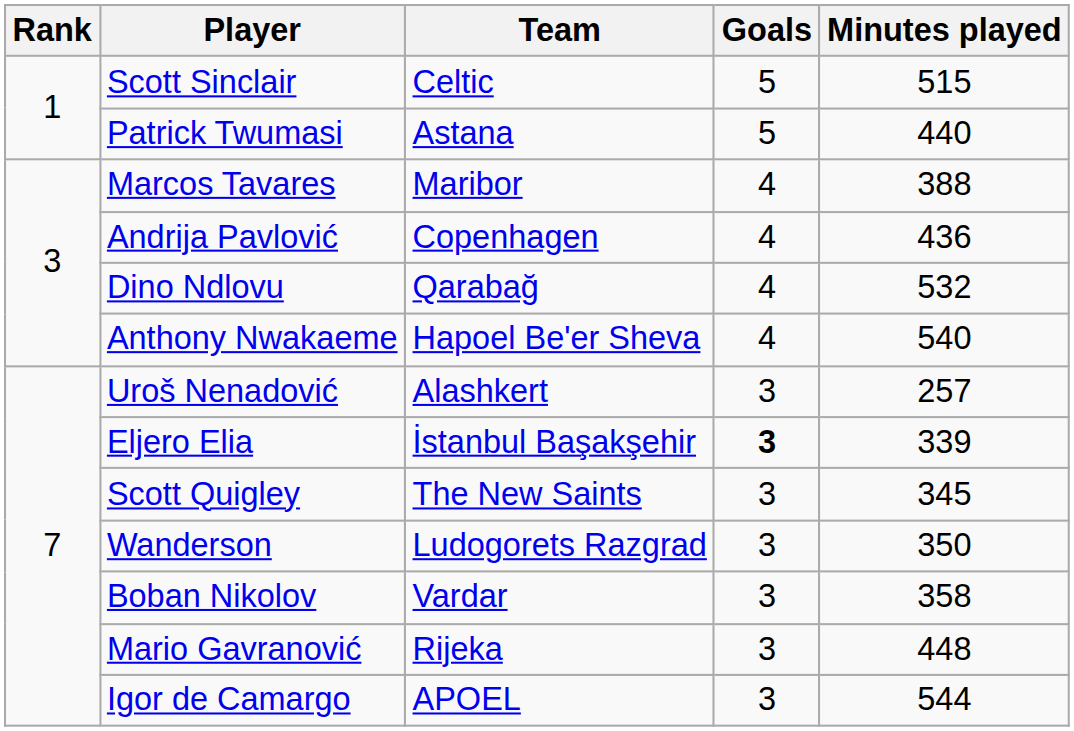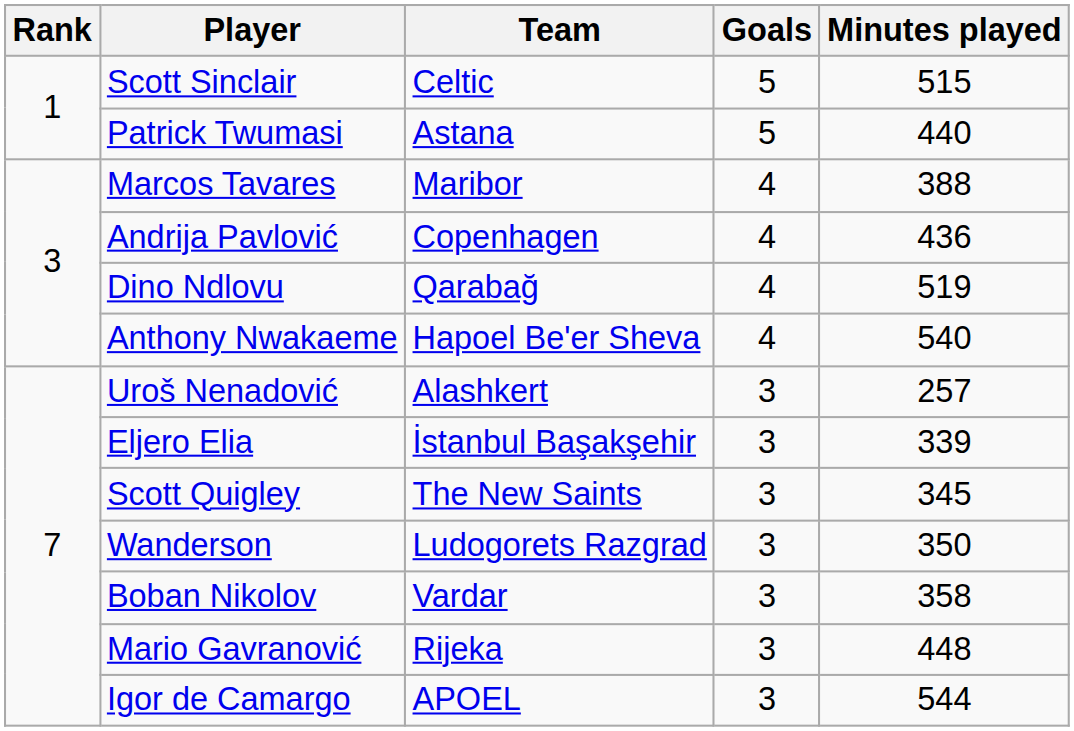(944, 287) 532 -> (944, 287) 519
(767, 442) bold -> (767, 442) normal
